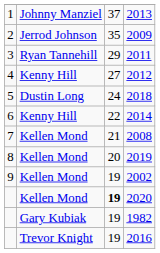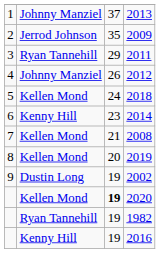(48, 75) Kenny Hill -> (61, 75) Johnny Manziel
(114, 75) 27 -> (114, 75) 26
(52, 95) Dustin Long -> (54, 95) Kellen Mond
(114, 116) 22 -> (114, 116) 23
(54, 177) Kellen Mond -> (52, 177) Dustin Long
(53, 217) Gary Kubiak -> (58, 217) Ryan Tannehill
(56, 237) Trevor Knight -> (48, 237) Kenny Hill
